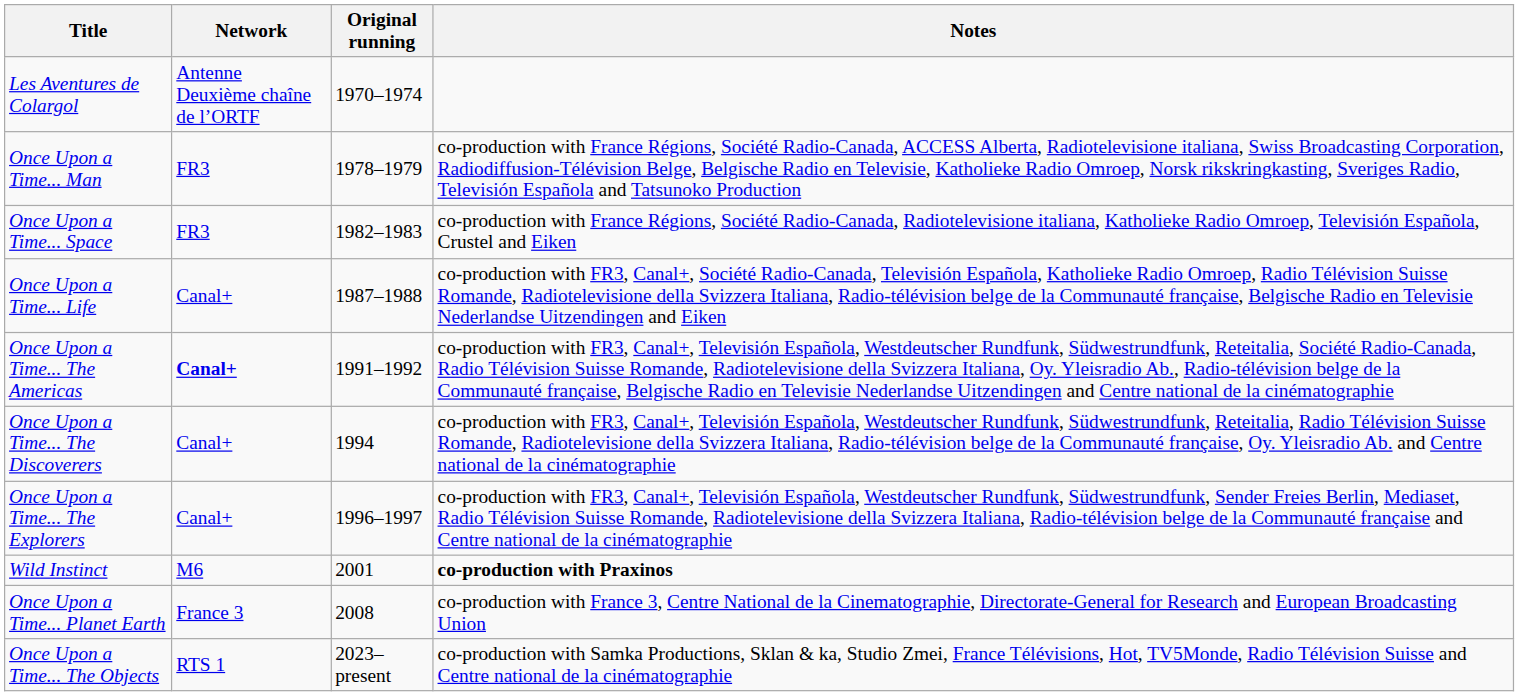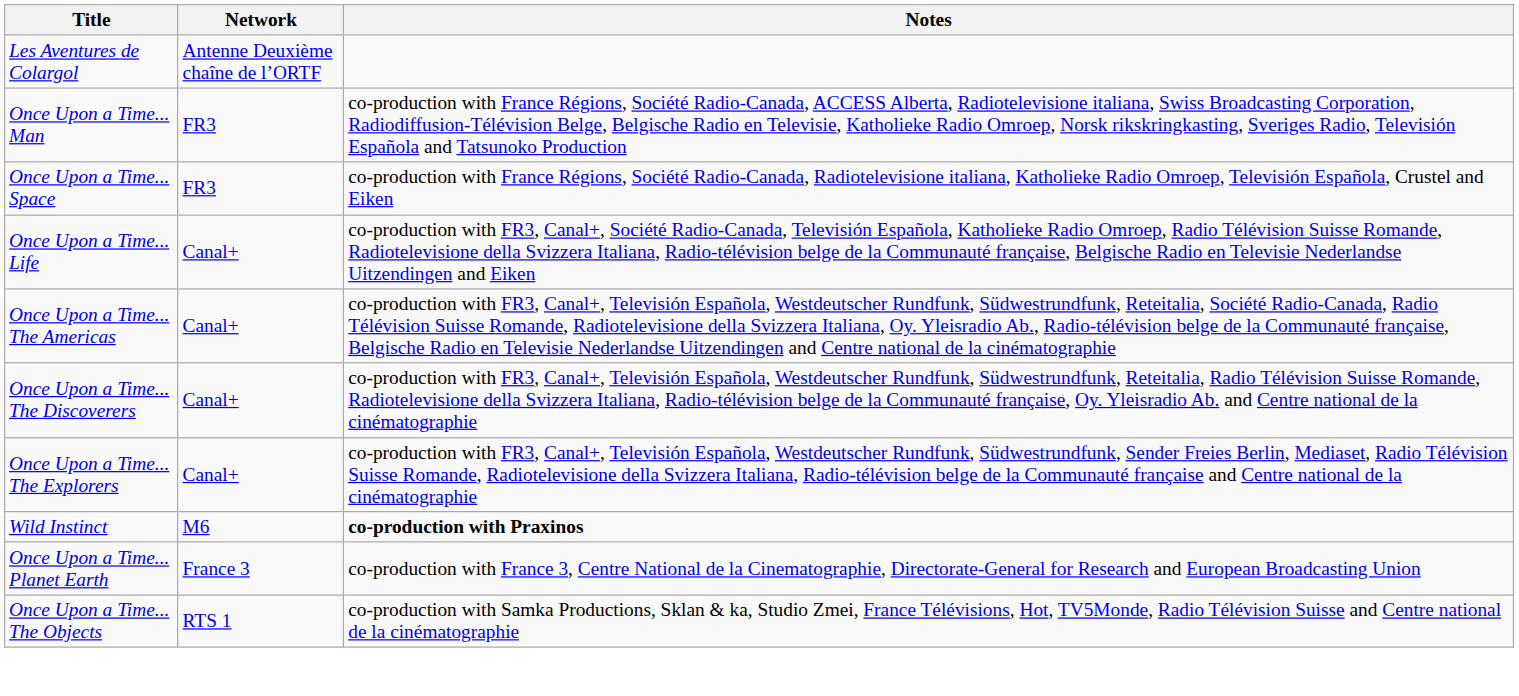- column: (382, 30)
(207, 369) bold -> (211, 325) normal
